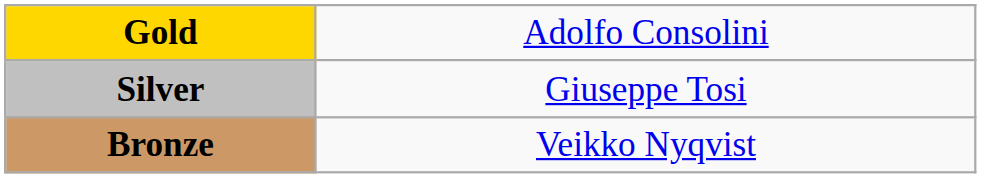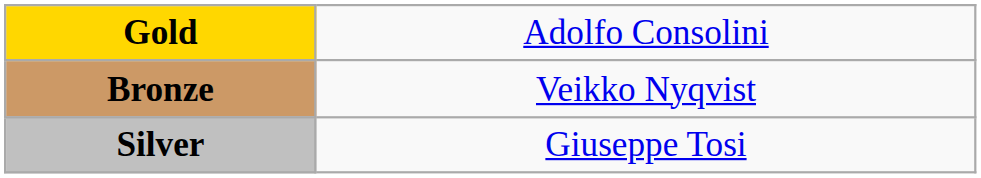rows swapped: (160, 88) <-> (160, 144)
